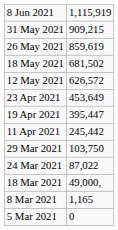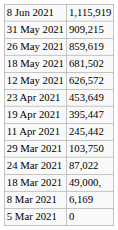(81, 200) 1,165 -> (81, 200) 6,169
